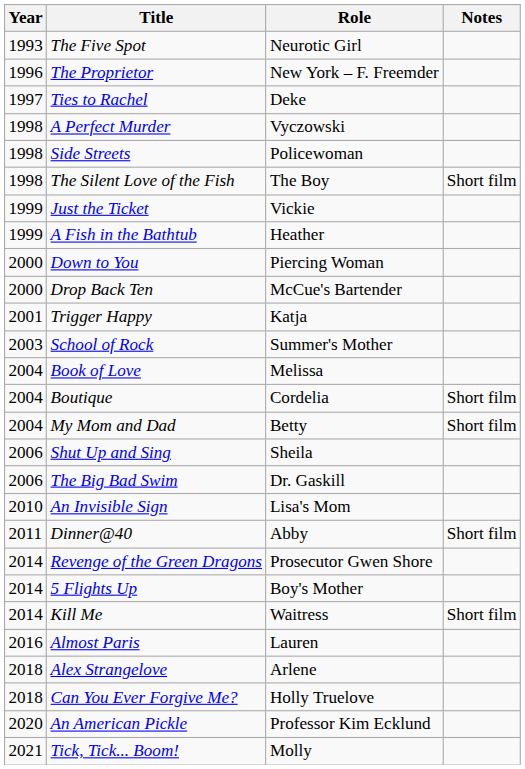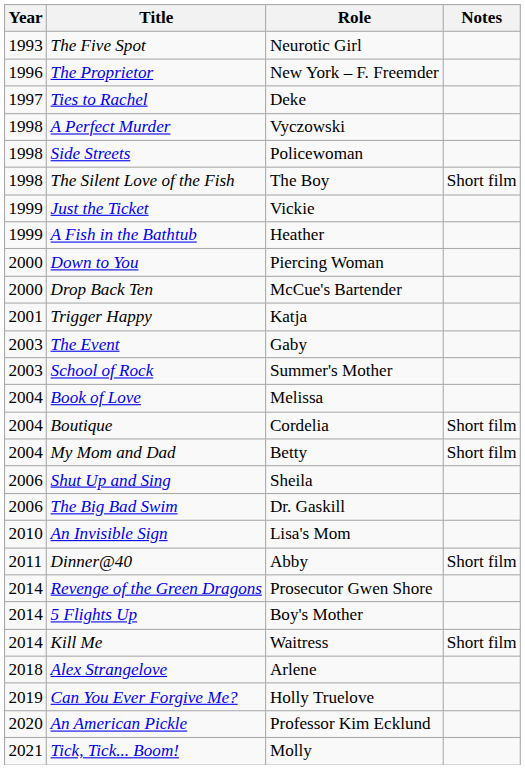+ row: (85, 343)
- row: (95, 642)
(26, 696) 2018 -> (26, 696) 2019
